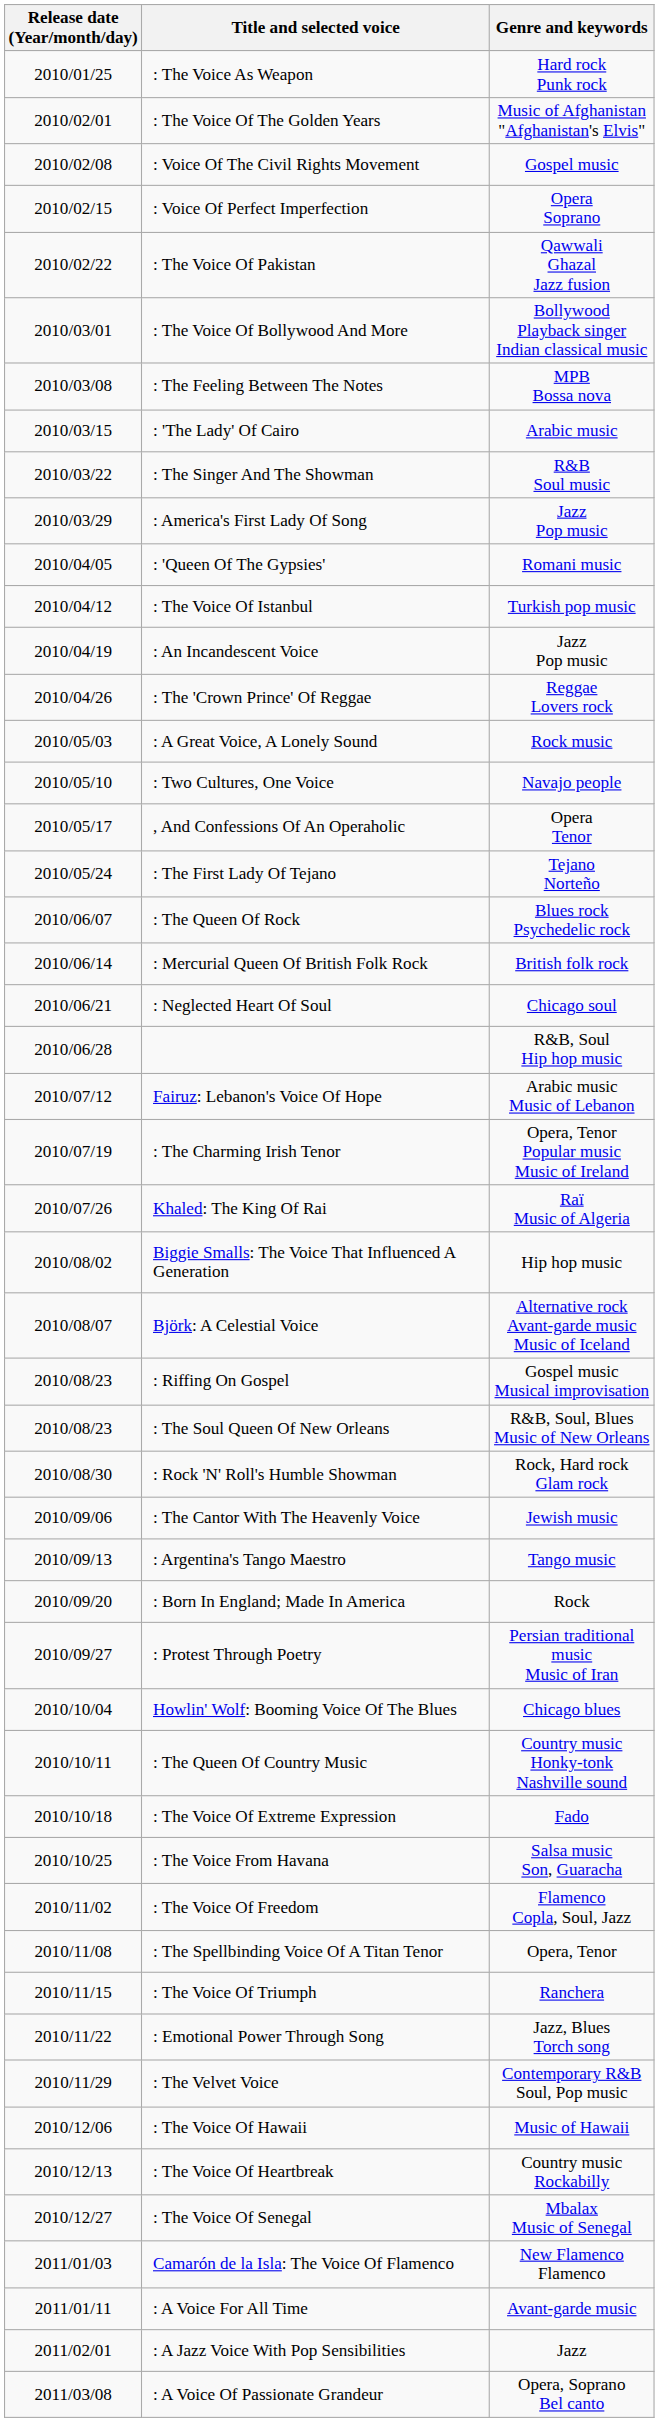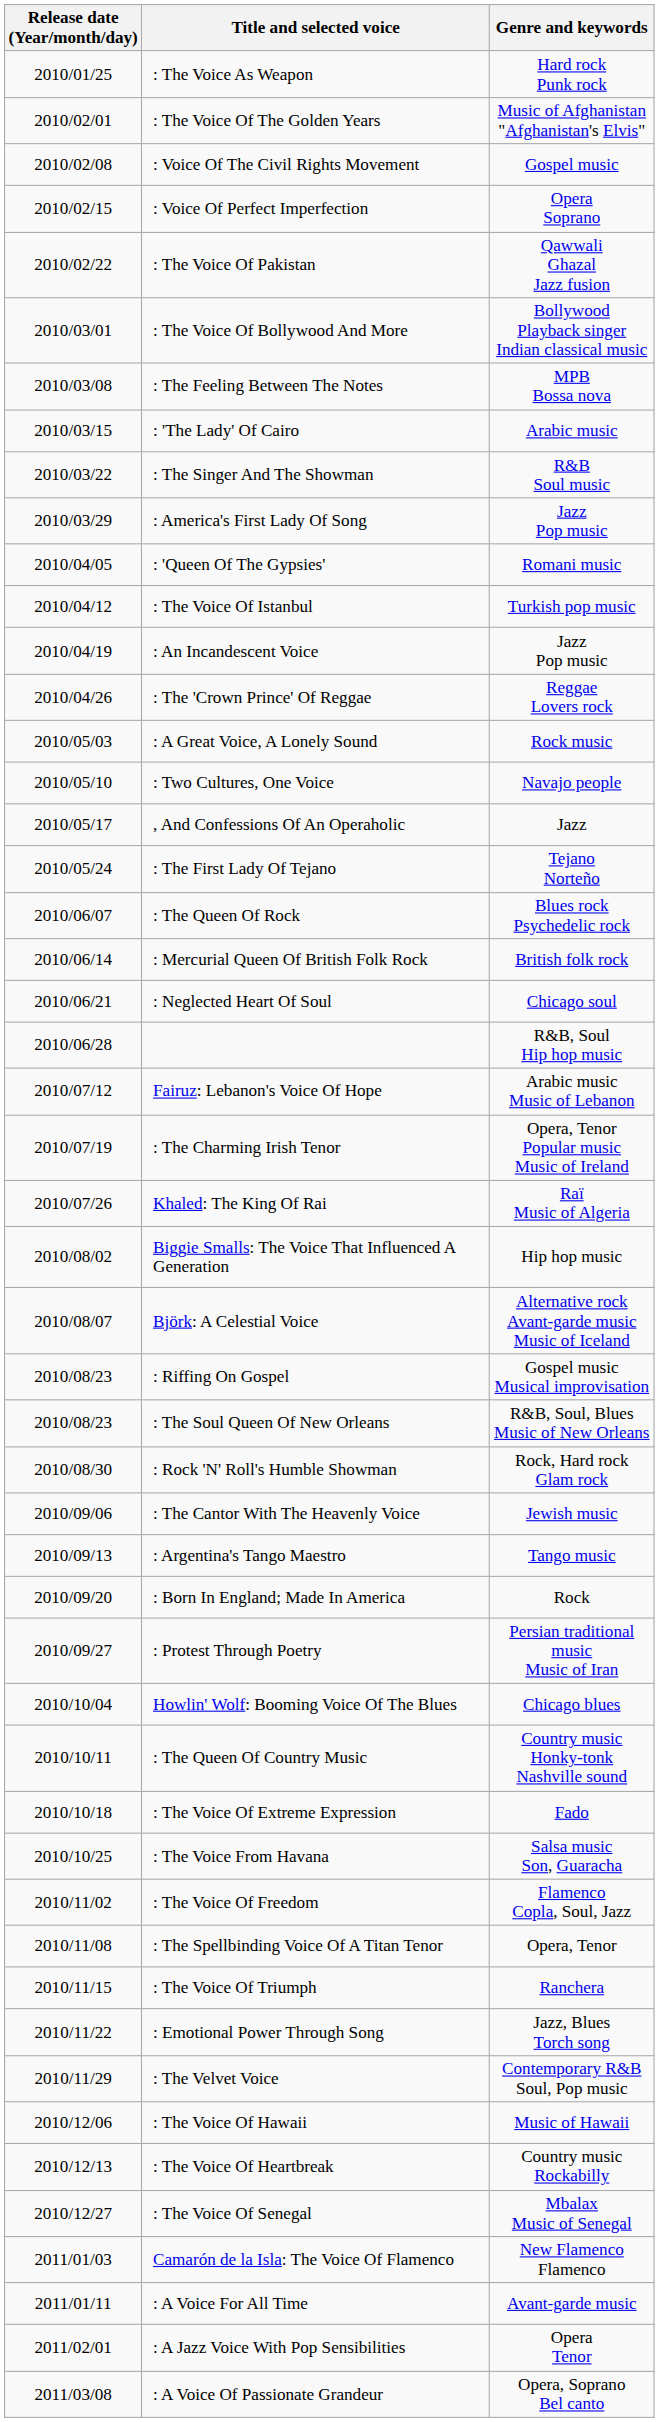(572, 827) Opera Tenor -> (572, 824) Jazz
(572, 2350) Jazz -> (572, 2347) Opera Tenor
